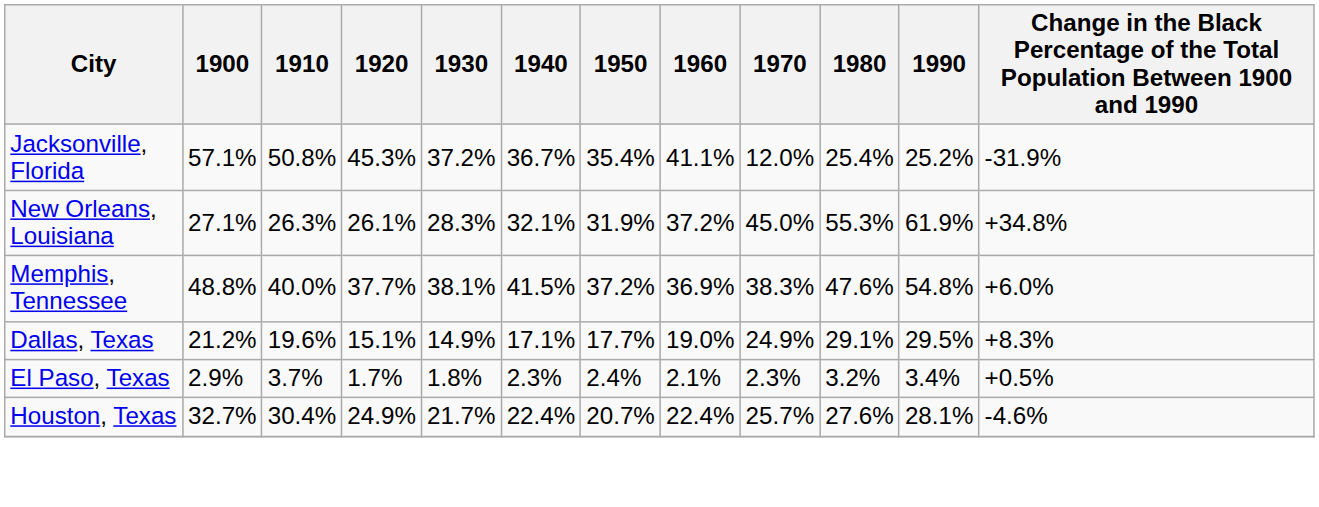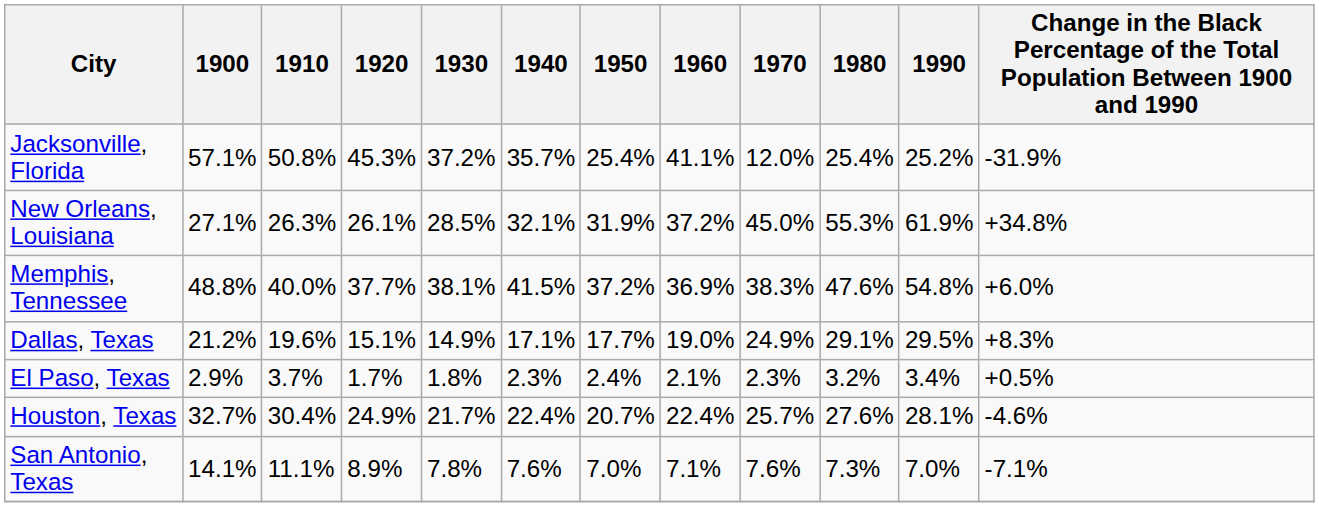(541, 157) 36.7% -> (541, 157) 35.7%
(621, 157) 35.4% -> (621, 157) 25.4%
(461, 222) 28.3% -> (461, 222) 28.5%
+ row: (79, 468)
